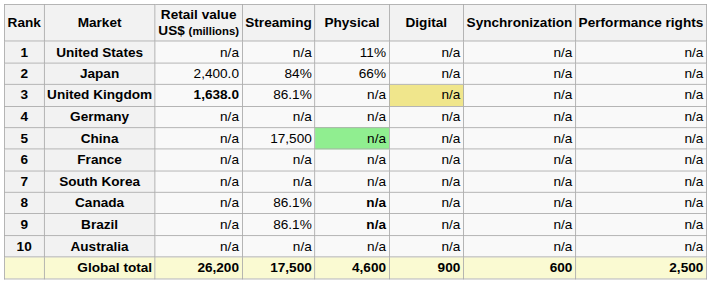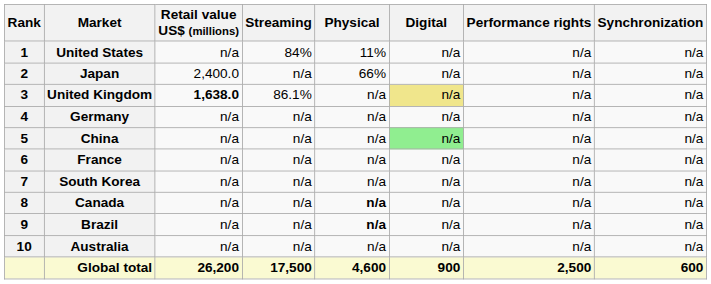columns swapped: (641, 22) <-> (519, 22)
(302, 52) n/a -> (298, 52) 84%
(298, 73) 84% -> (302, 73) n/a
(291, 138) 17,500 -> (302, 138) n/a
(377, 138) lightgreen background -> (377, 138) no background
(451, 138) no background -> (451, 138) lightgreen background
(292, 203) 86.1% -> (302, 203) n/a
(292, 224) 86.1% -> (302, 224) n/a
